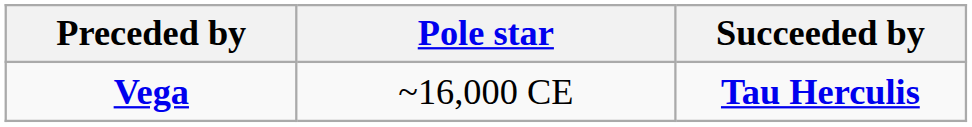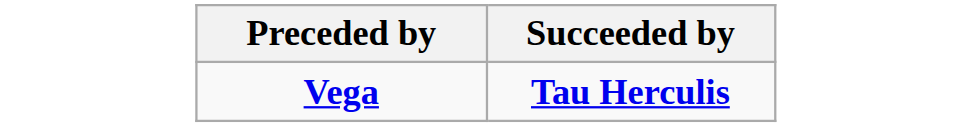- column: (486, 33)
